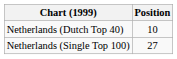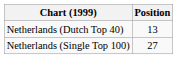(152, 29) 10 -> (152, 29) 13
